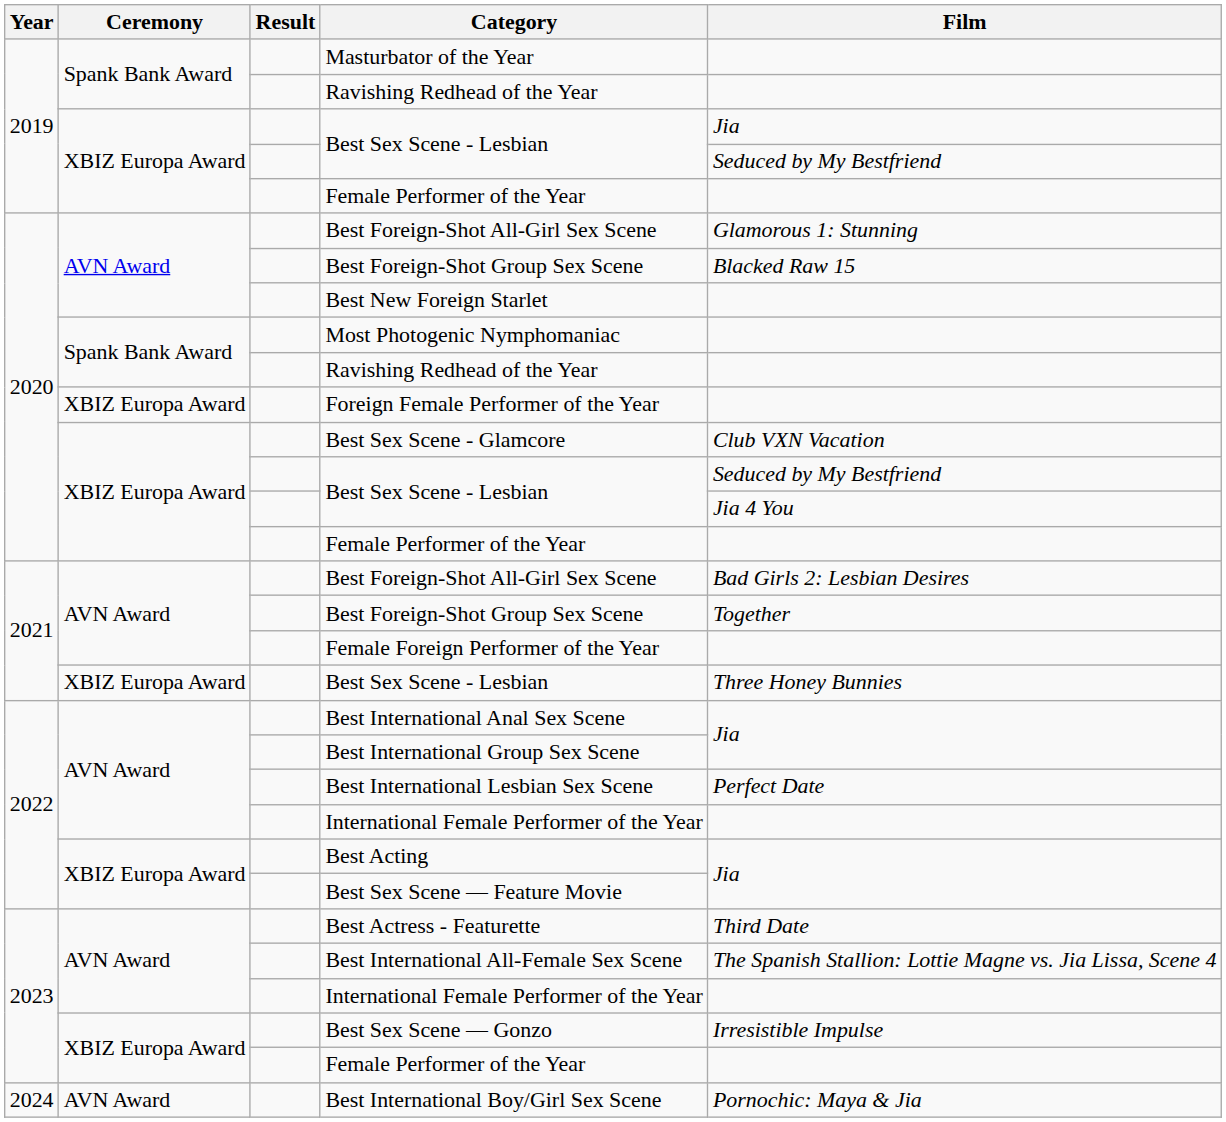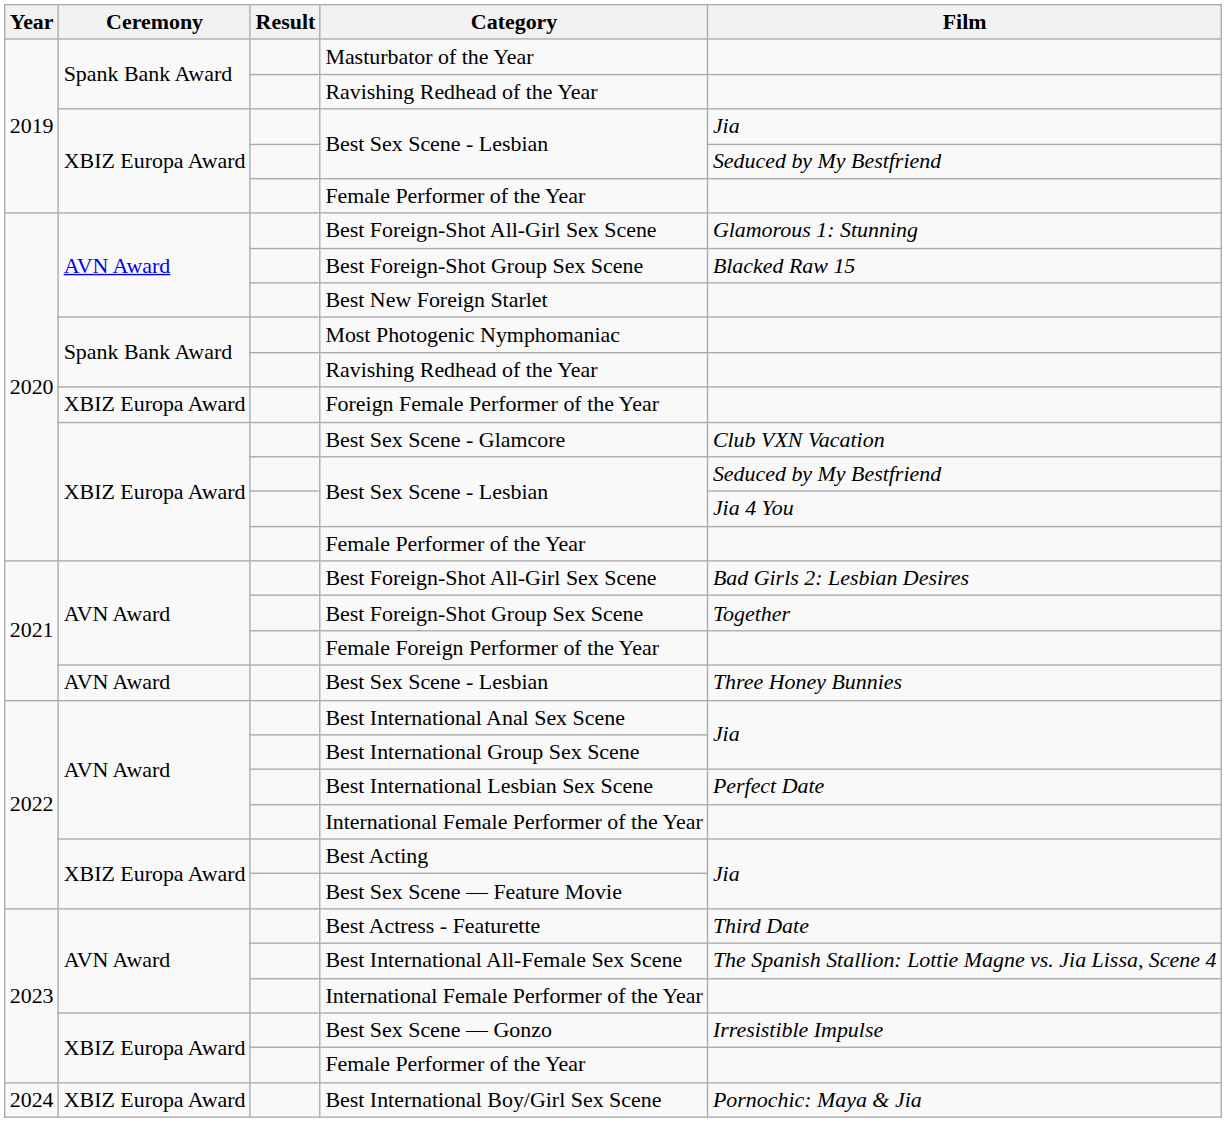(155, 682) XBIZ Europa Award -> (117, 682) AVN Award
(117, 1099) AVN Award -> (155, 1099) XBIZ Europa Award
